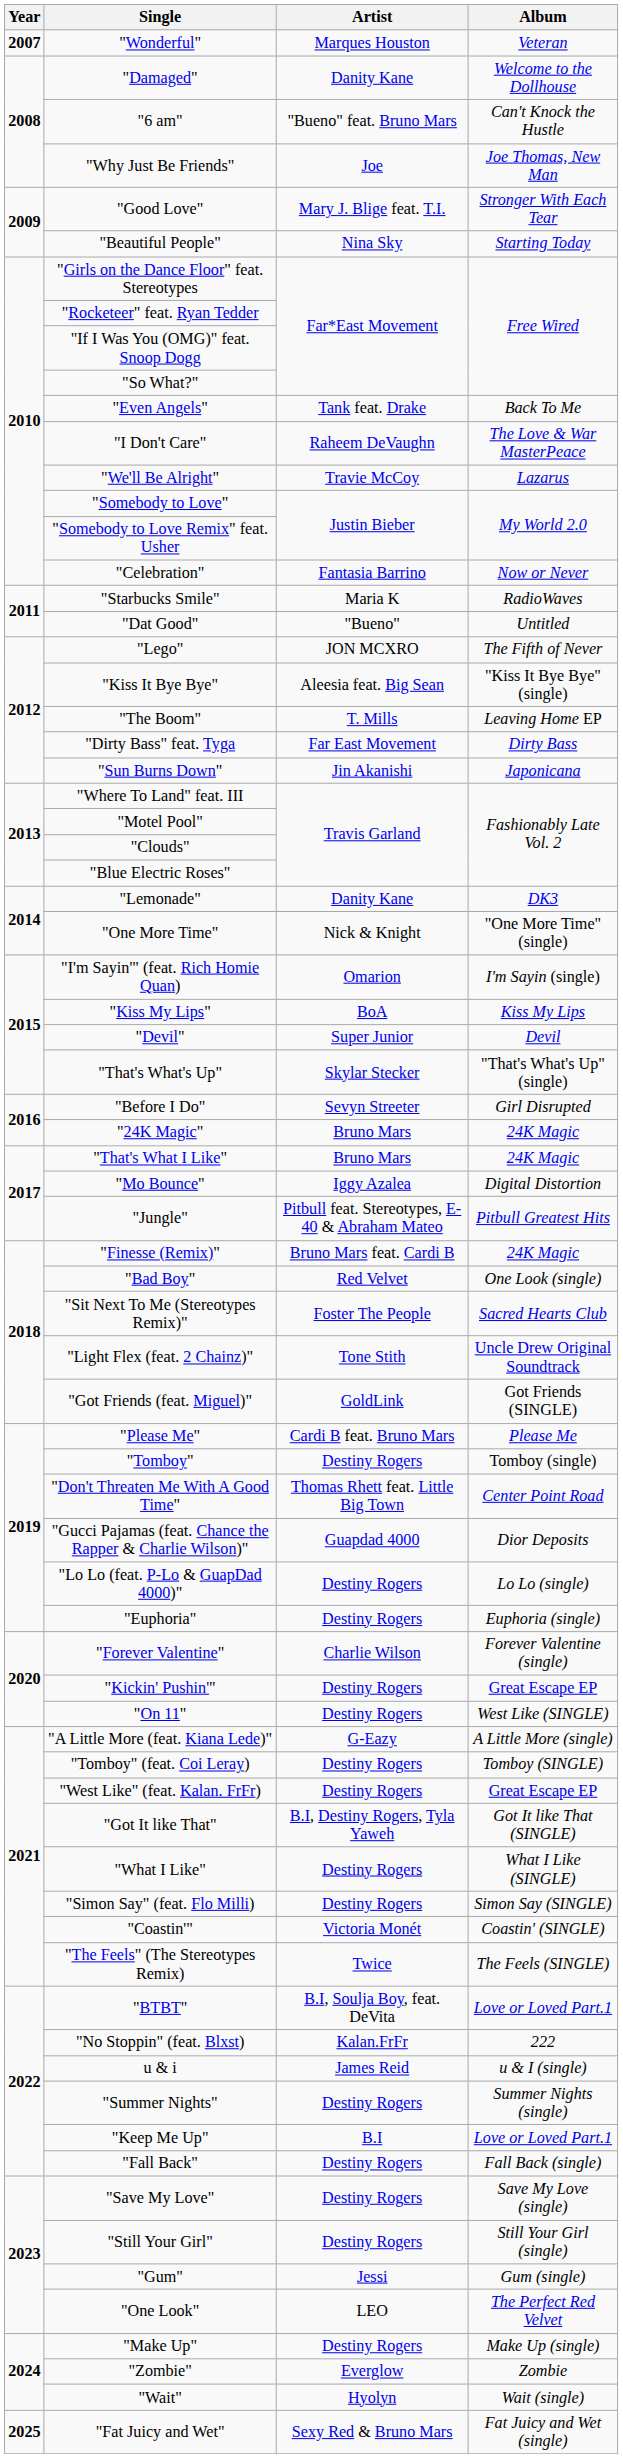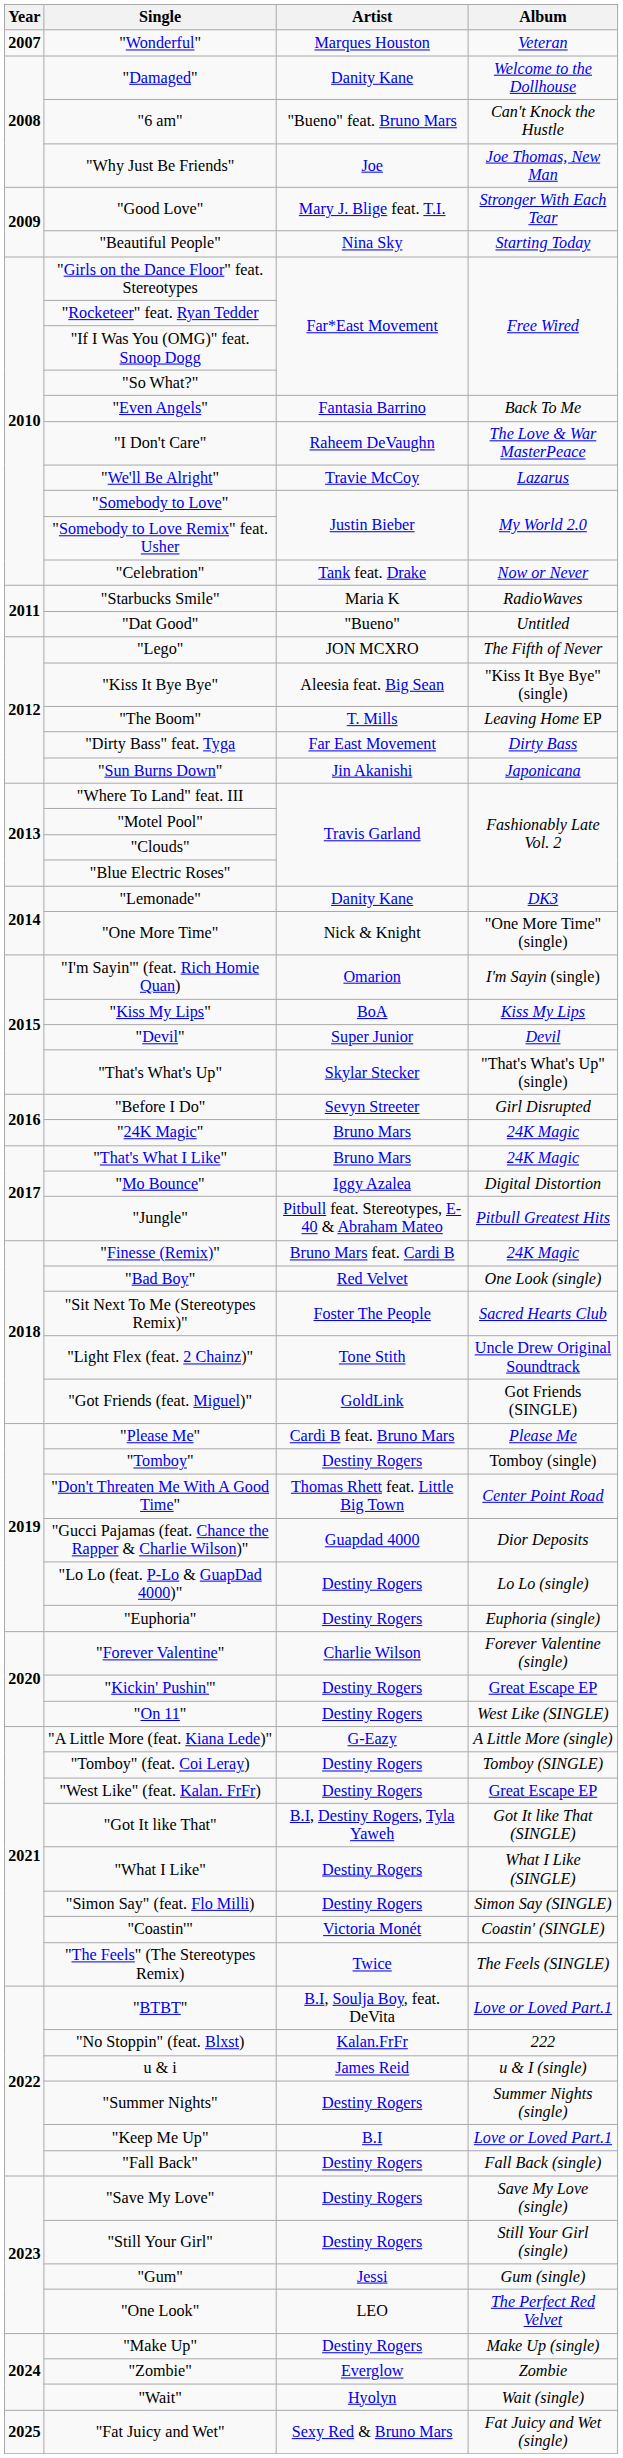(372, 408) Tank feat. Drake -> (372, 408) Fantasia Barrino
(372, 572) Fantasia Barrino -> (372, 572) Tank feat. Drake
